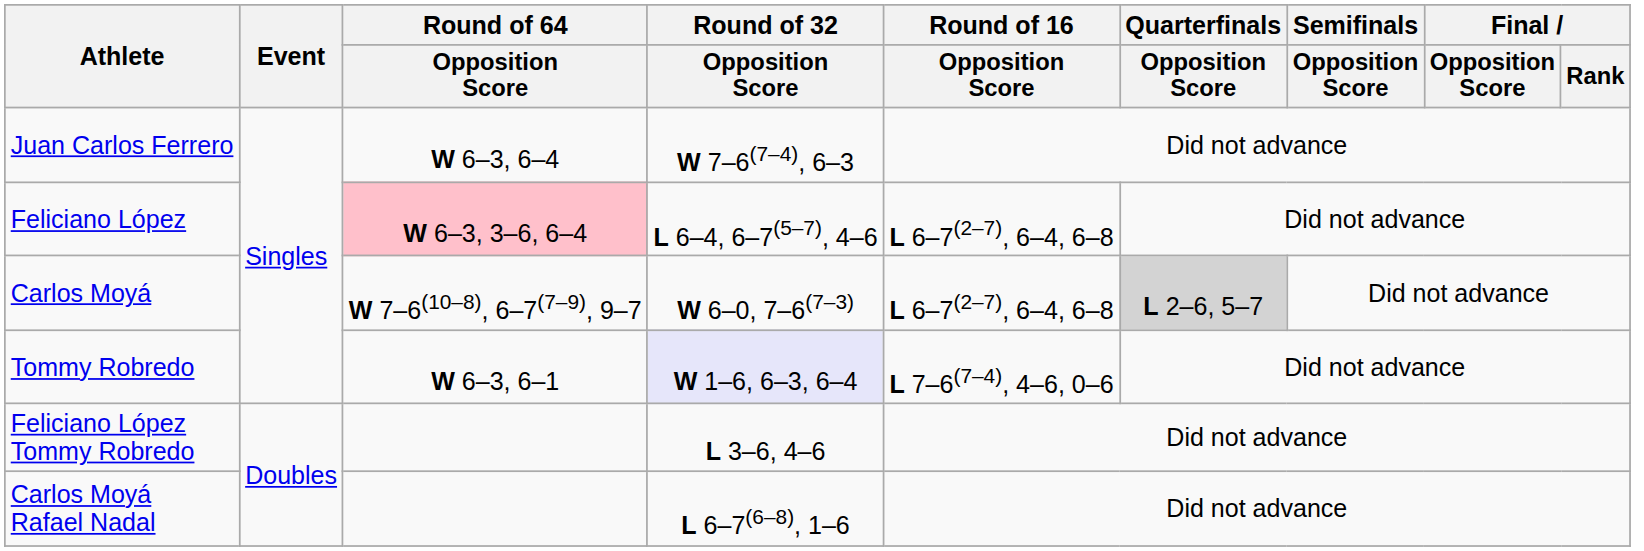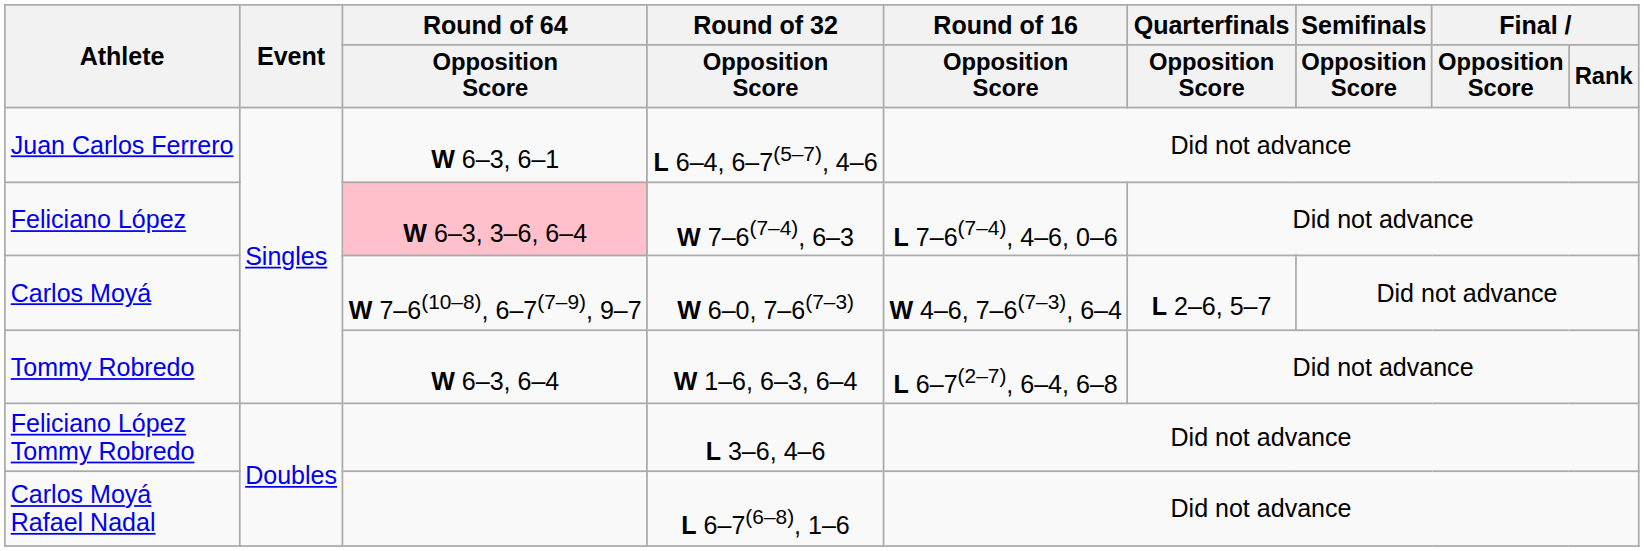(495, 159) W 6–3, 6–4 -> (495, 159) W 6–3, 6–1
(766, 159) W 7–6(7–4), 6–3 -> (766, 159) L 6–4, 6–7(5–7), 4–6
(766, 233) L 6–4, 6–7(5–7), 4–6 -> (766, 233) W 7–6(7–4), 6–3
(1001, 233) L 6–7(2–7), 6–4, 6–8 -> (1006, 233) L 7–6(7–4), 4–6, 0–6
(1001, 307) L 6–7(2–7), 6–4, 6–8 -> (1006, 307) W 4–6, 7–6(7–3), 6–4
(1203, 307) lightgrey background -> (1212, 307) no background
(495, 381) W 6–3, 6–1 -> (495, 381) W 6–3, 6–4
(766, 381) lavender background -> (766, 381) no background
(1001, 381) L 7–6(7–4), 4–6, 0–6 -> (1006, 381) L 6–7(2–7), 6–4, 6–8
